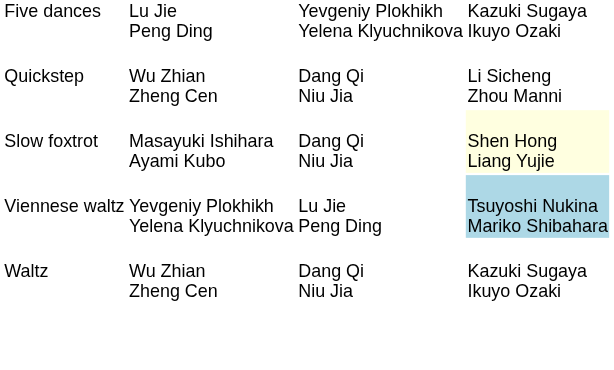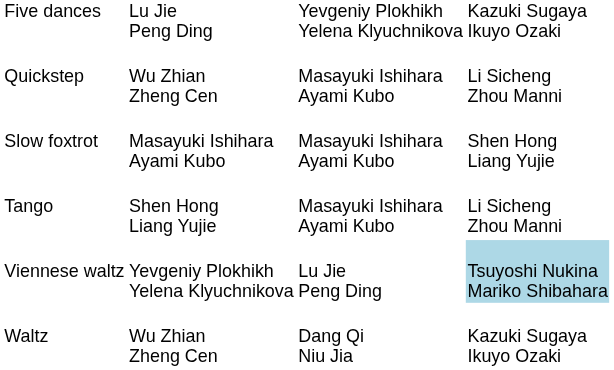(331, 86) Dang Qi Niu Jia -> (370, 86) Masayuki Ishihara Ayami Kubo
(331, 151) Dang Qi Niu Jia -> (370, 151) Masayuki Ishihara Ayami Kubo
(512, 151) lightyellow background -> (512, 151) no background
+ row: (29, 206)
